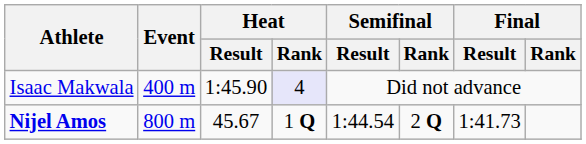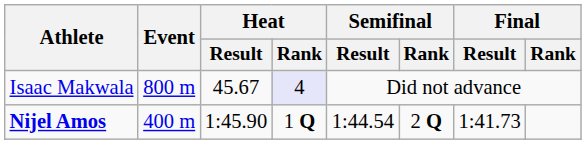(169, 87) 400 m -> (169, 87) 800 m
(236, 87) 1:45.90 -> (236, 87) 45.67
(169, 121) 800 m -> (169, 121) 400 m
(236, 121) 45.67 -> (236, 121) 1:45.90
